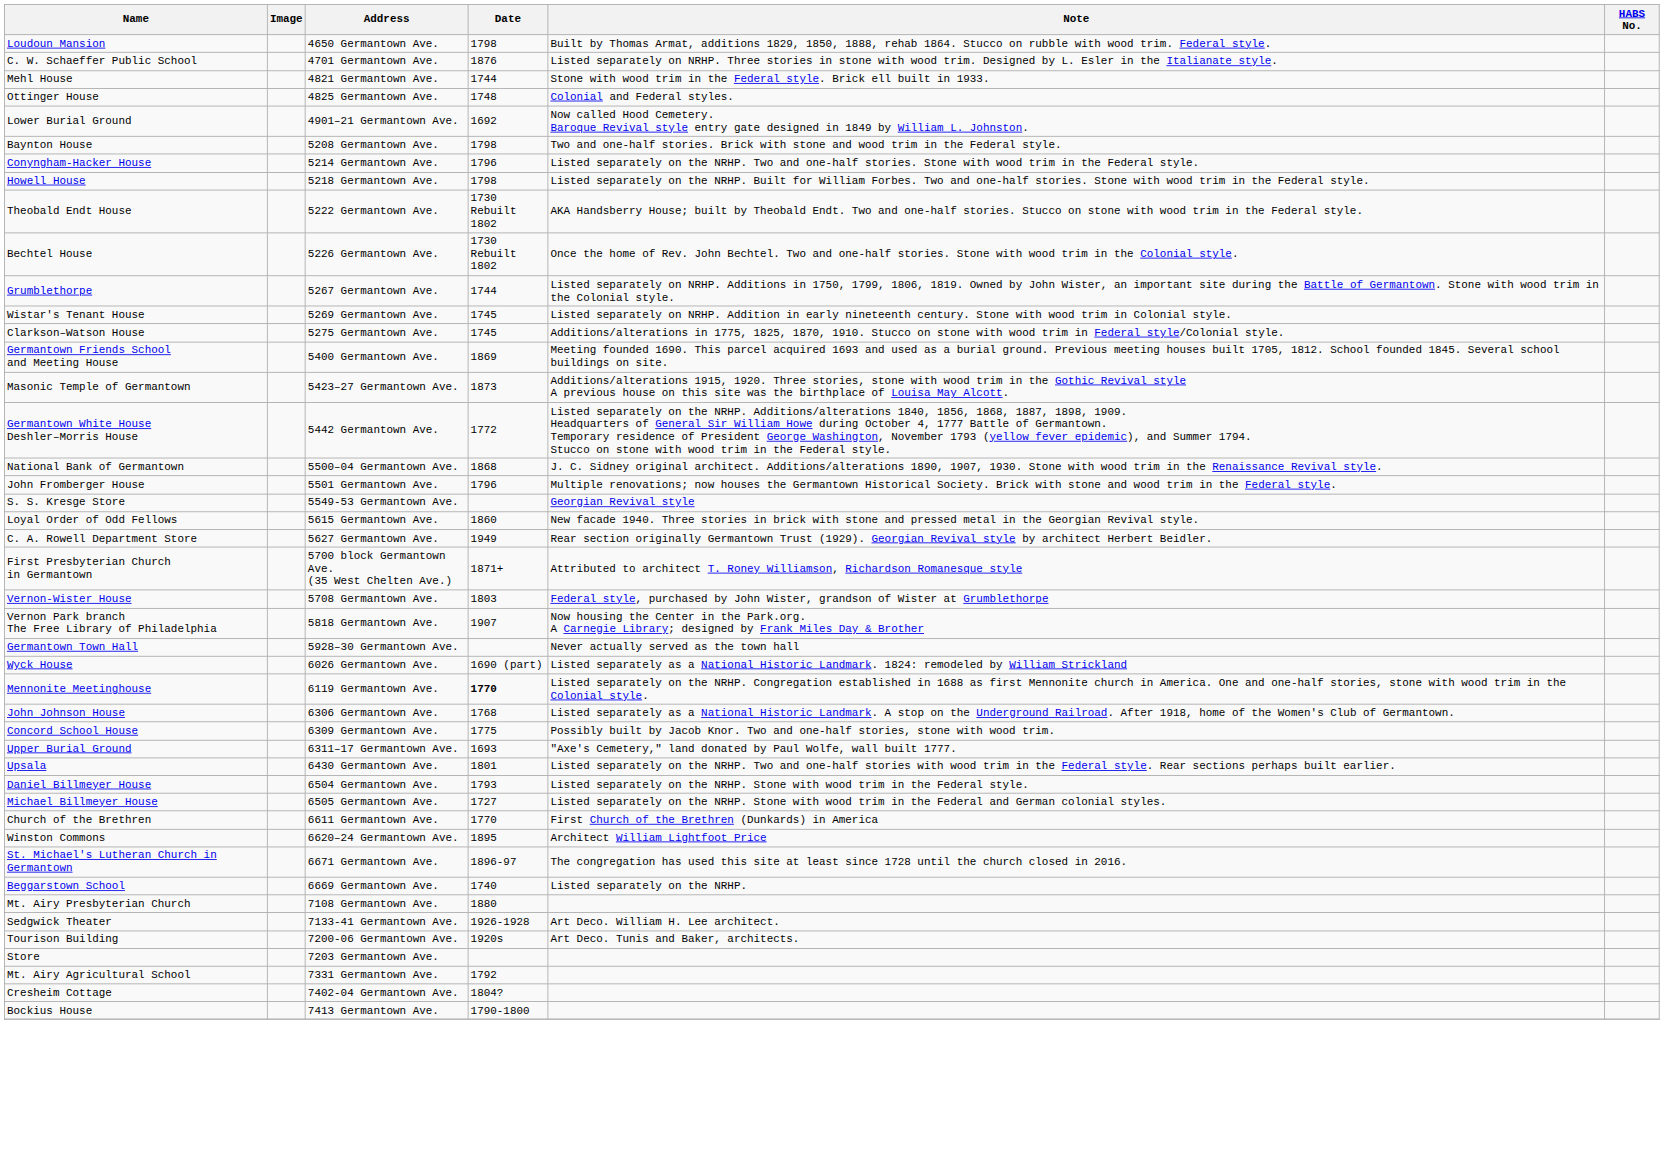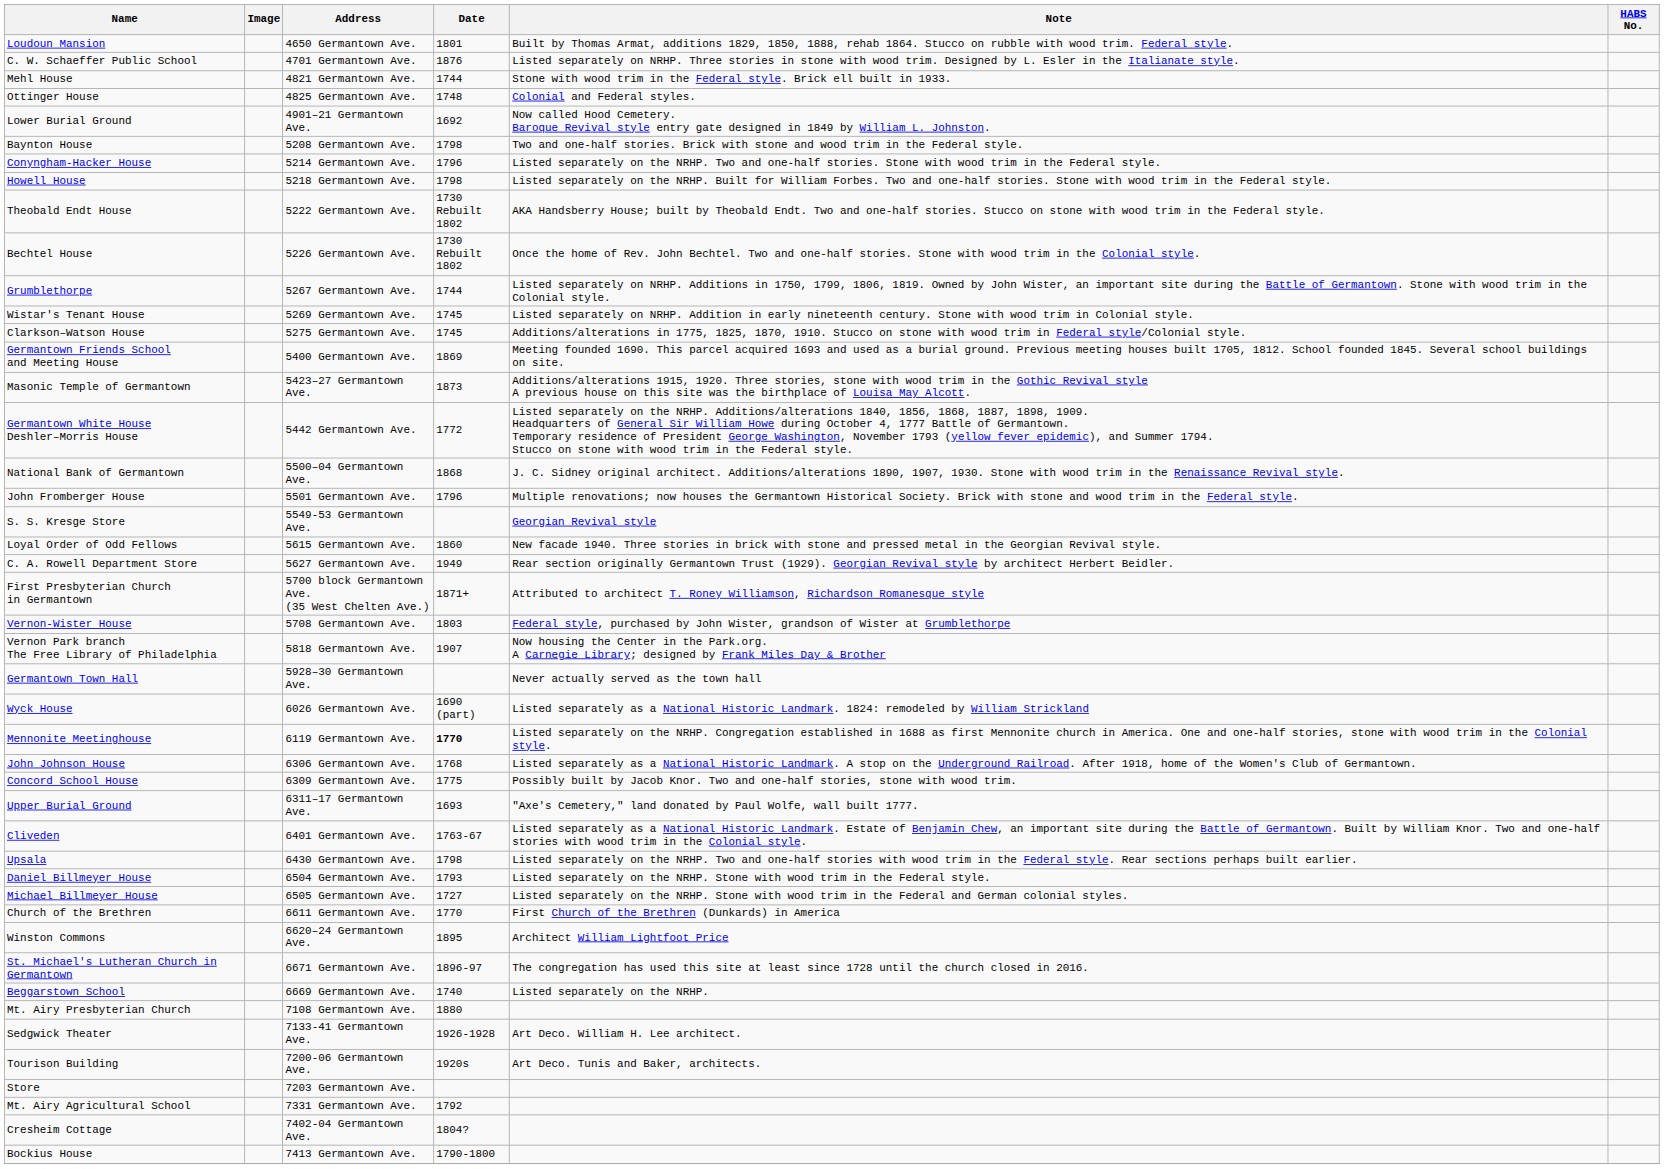(484, 44) 1798 -> (449, 44) 1801
+ row: (33, 836)
(484, 767) 1801 -> (449, 860) 1798
